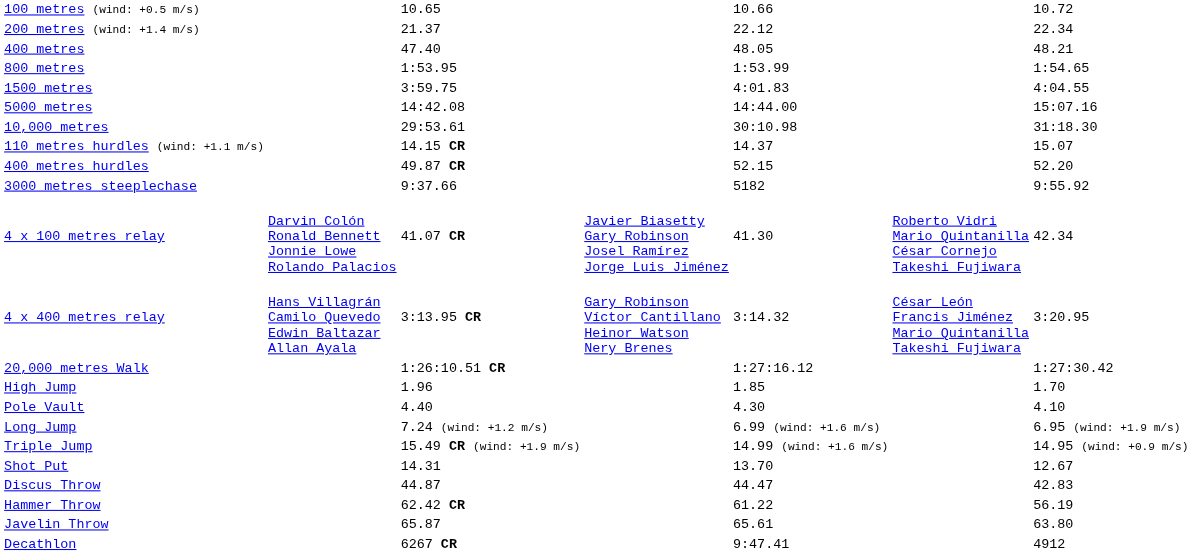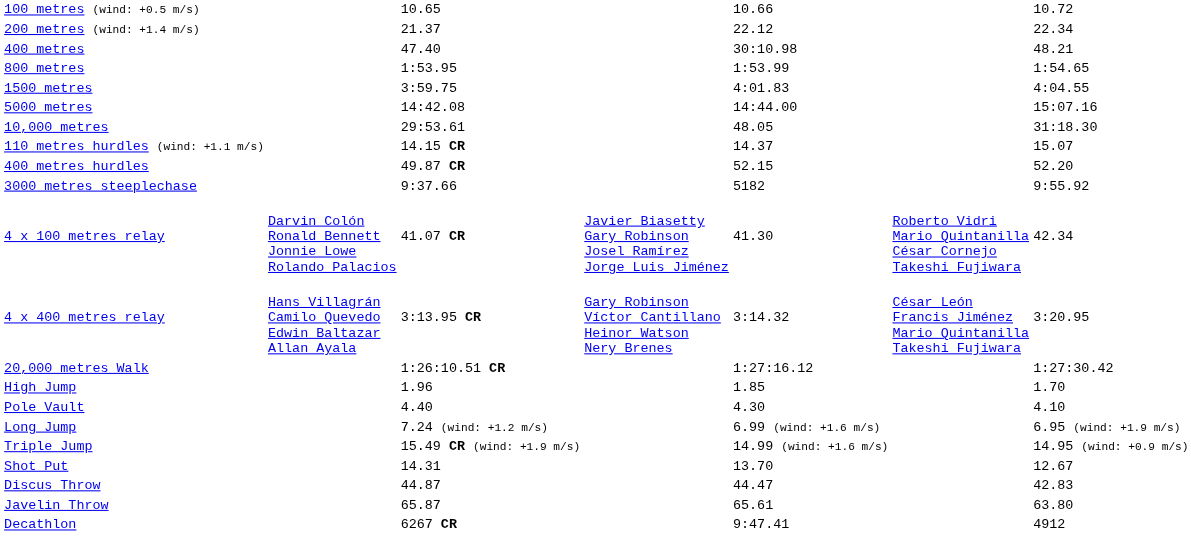(753, 49) 48.05 -> (765, 49) 30:10.98
(765, 127) 30:10.98 -> (753, 127) 48.05
- row: (52, 505)
